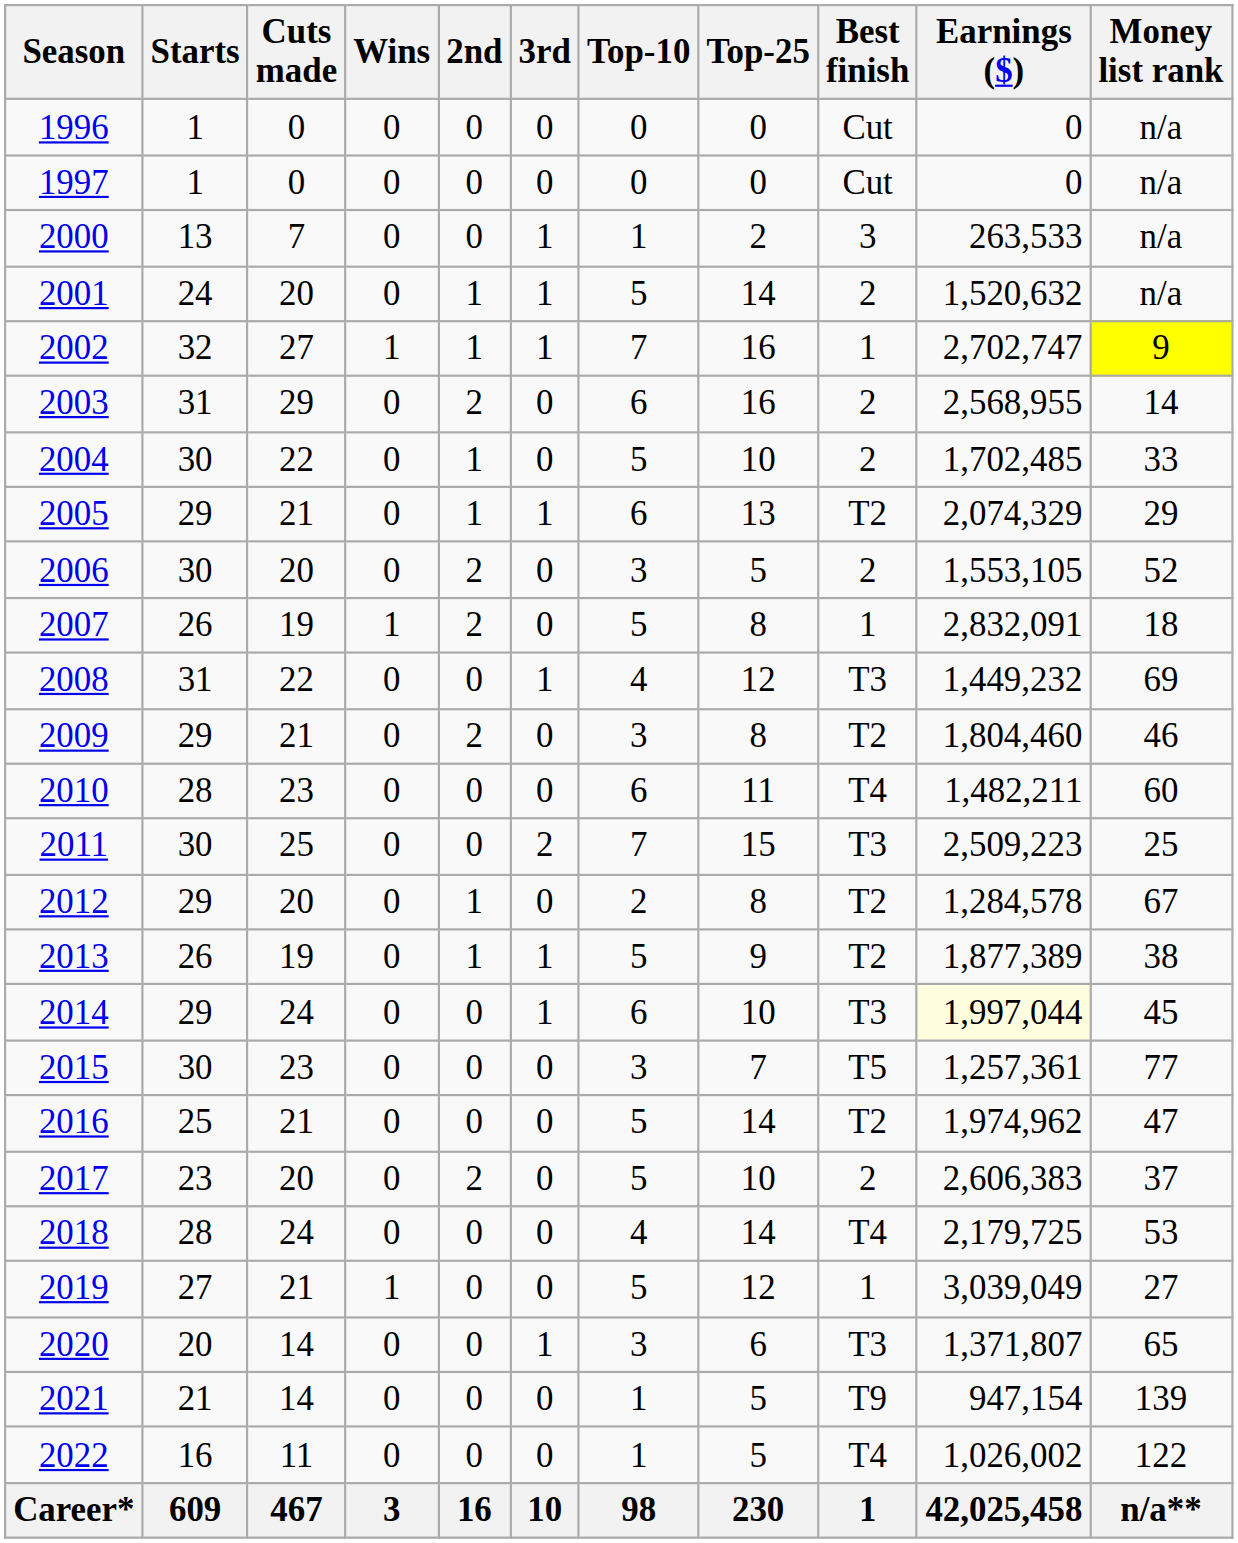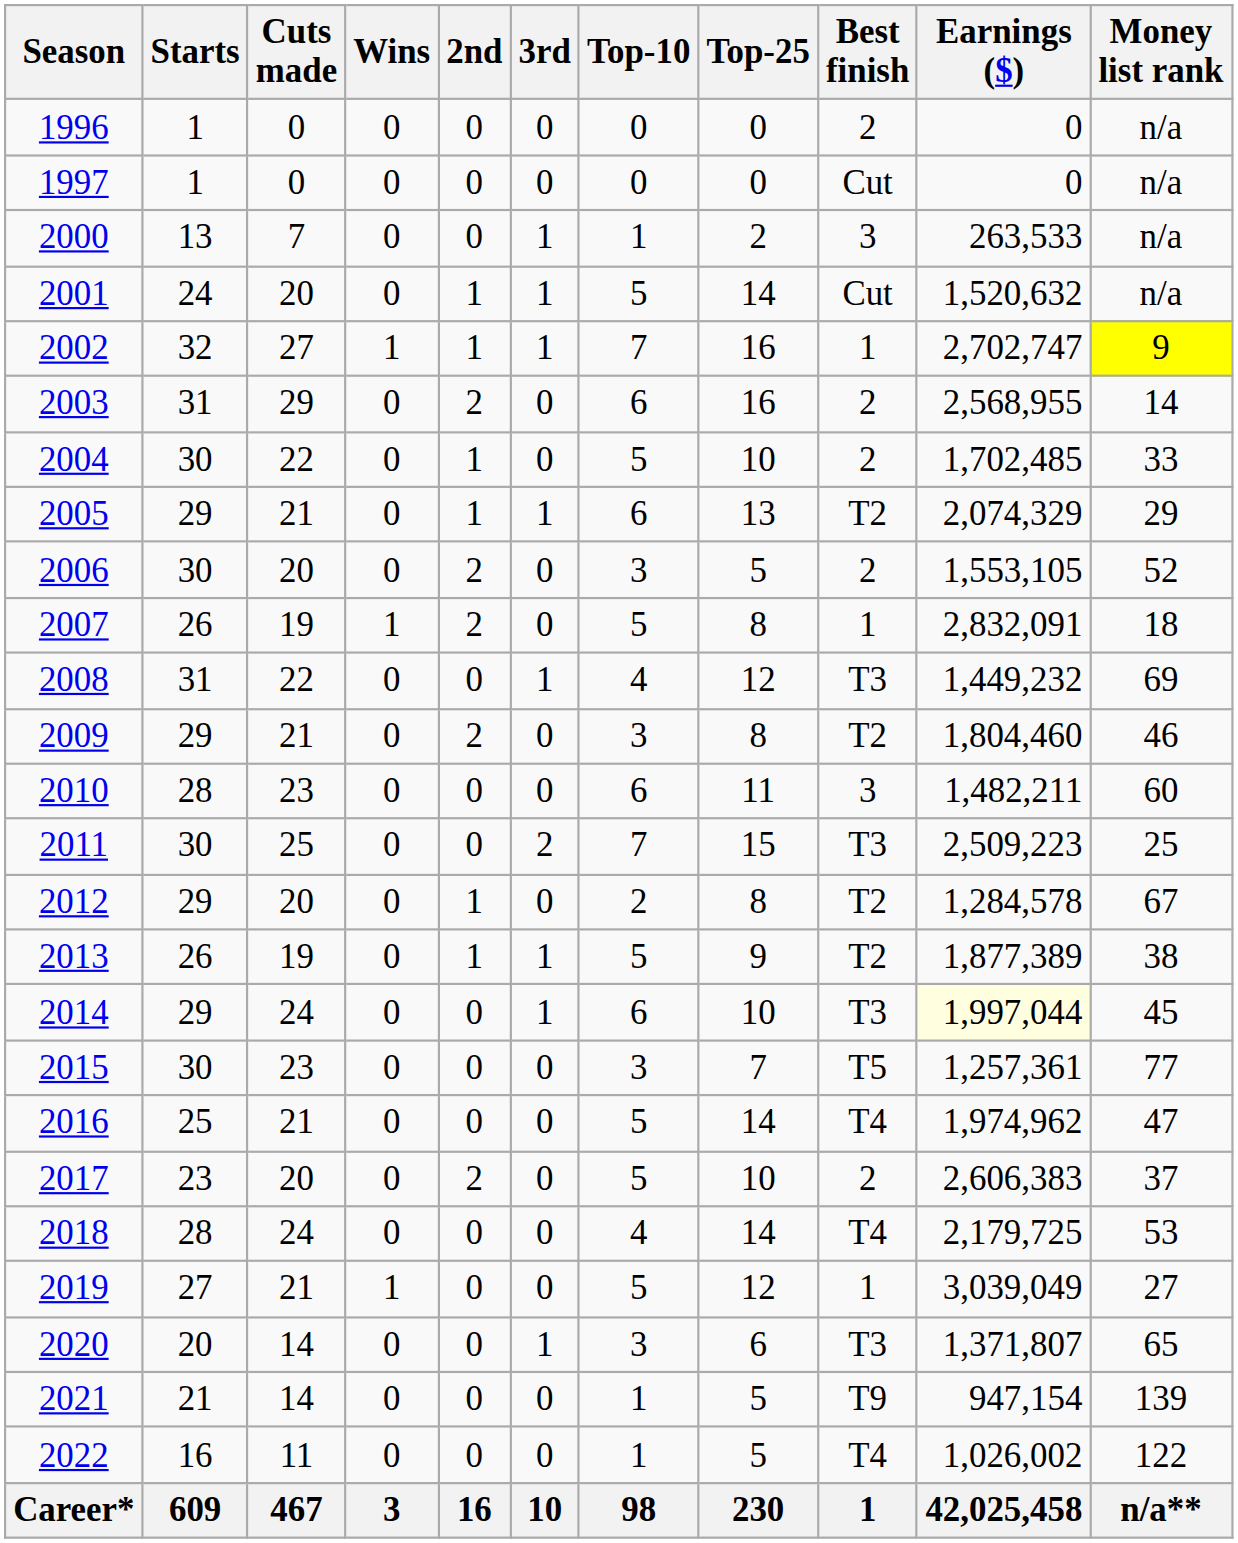(868, 126) Cut -> (868, 126) 2
(868, 292) 2 -> (868, 292) Cut
(868, 790) T4 -> (868, 790) 3
(868, 1122) T2 -> (868, 1122) T4
